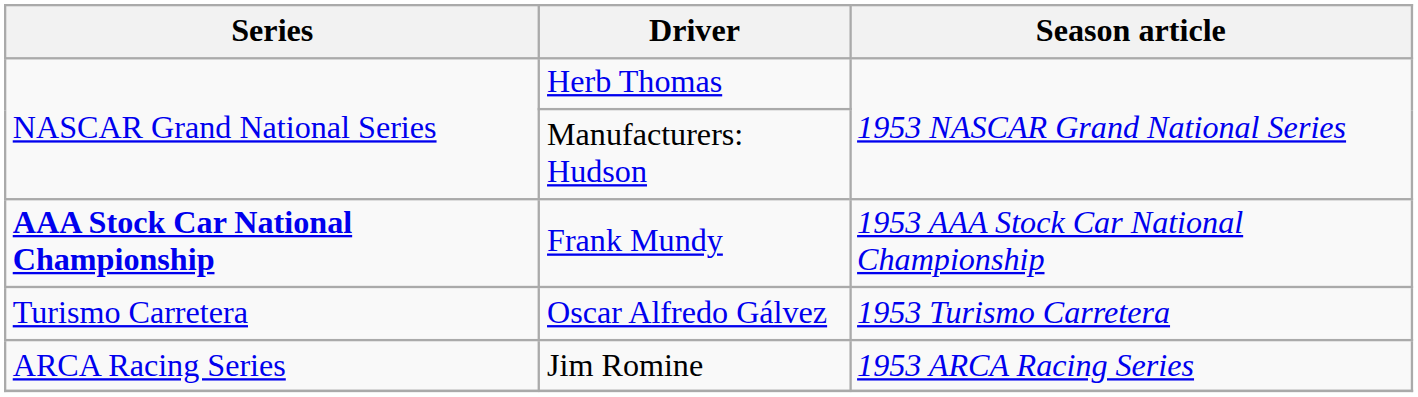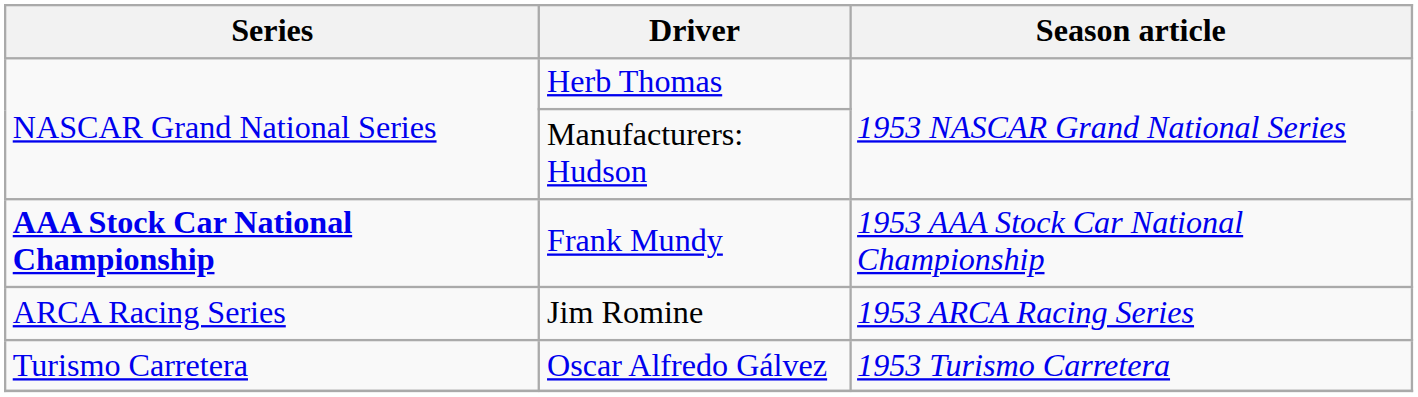rows swapped: (625, 364) <-> (687, 312)
